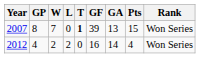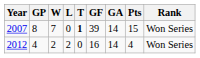(113, 28) 13 -> (113, 28) 14
